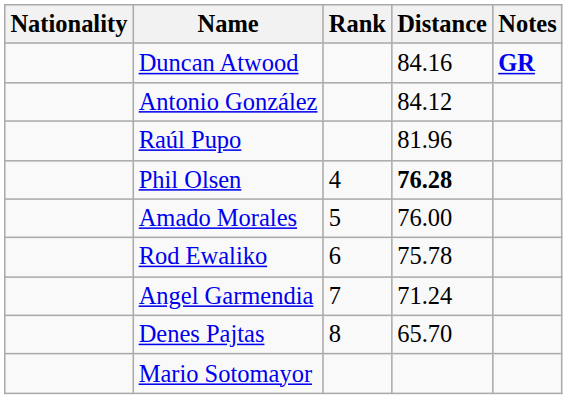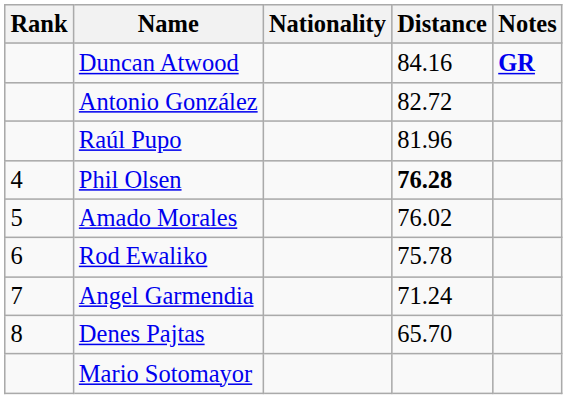columns swapped: (357, 23) <-> (69, 23)
(425, 101) 84.12 -> (425, 101) 82.72
(425, 218) 76.00 -> (425, 218) 76.02
